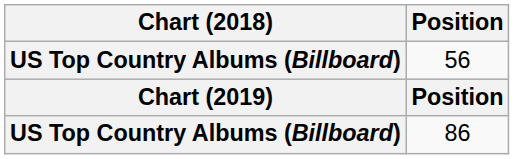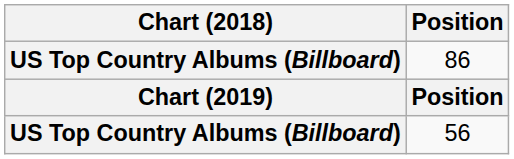rows swapped: (458, 134) <-> (458, 60)
